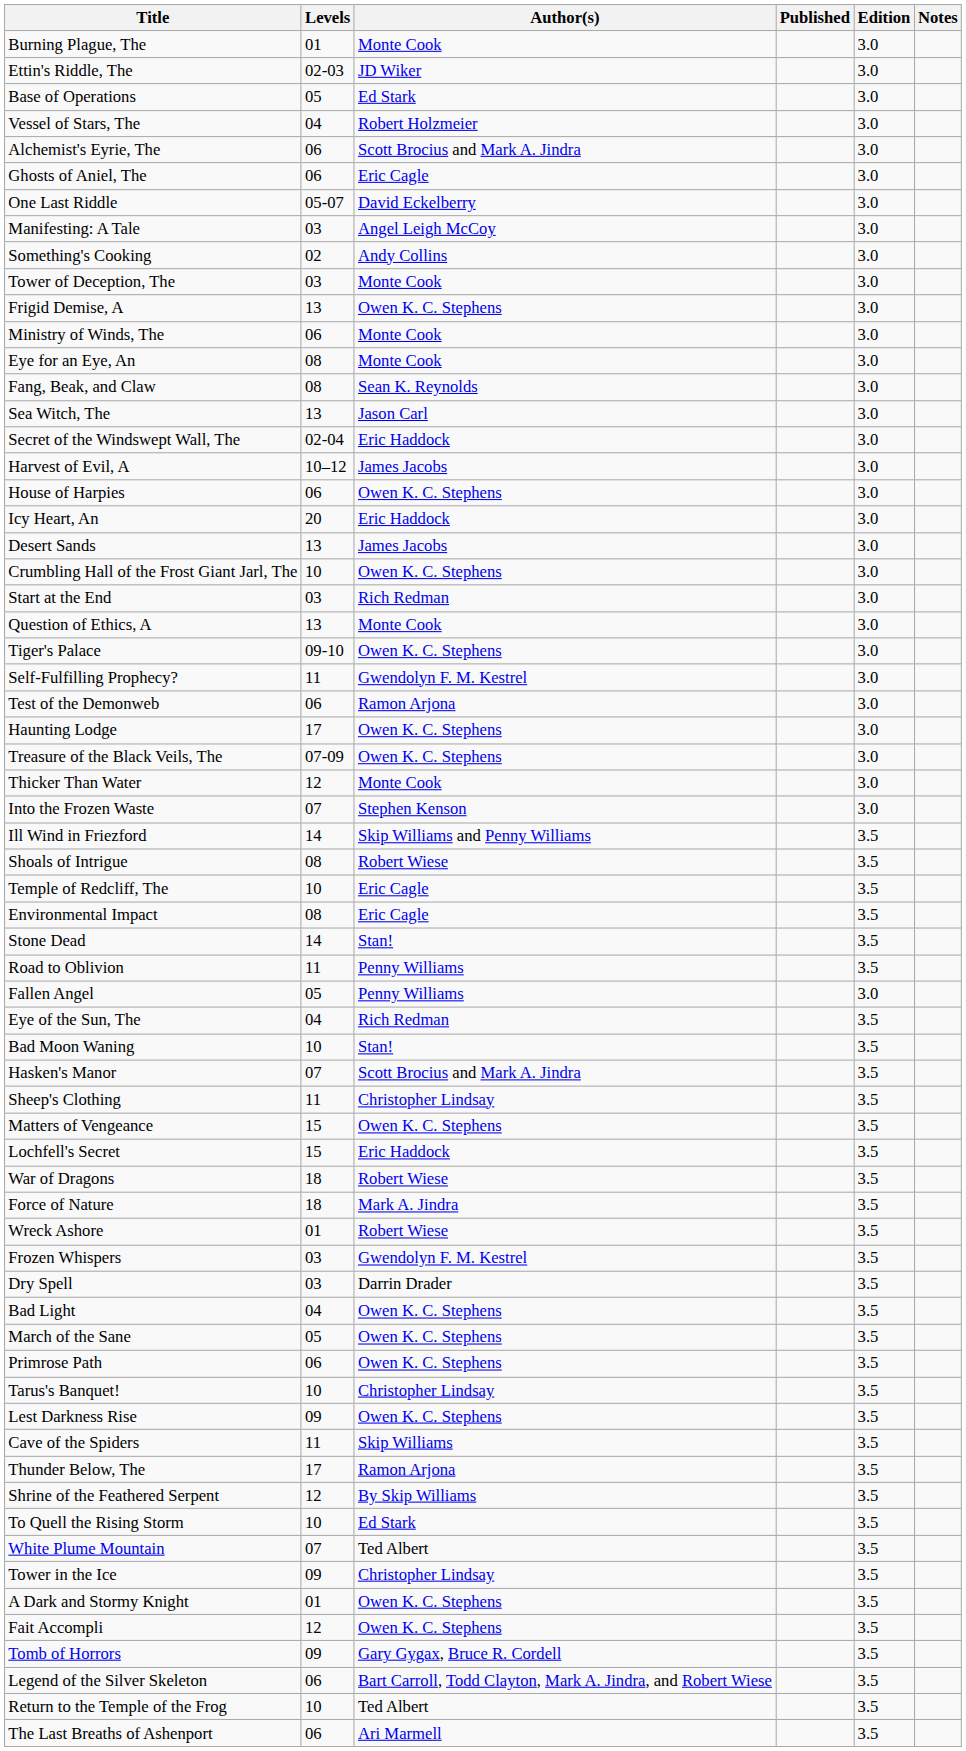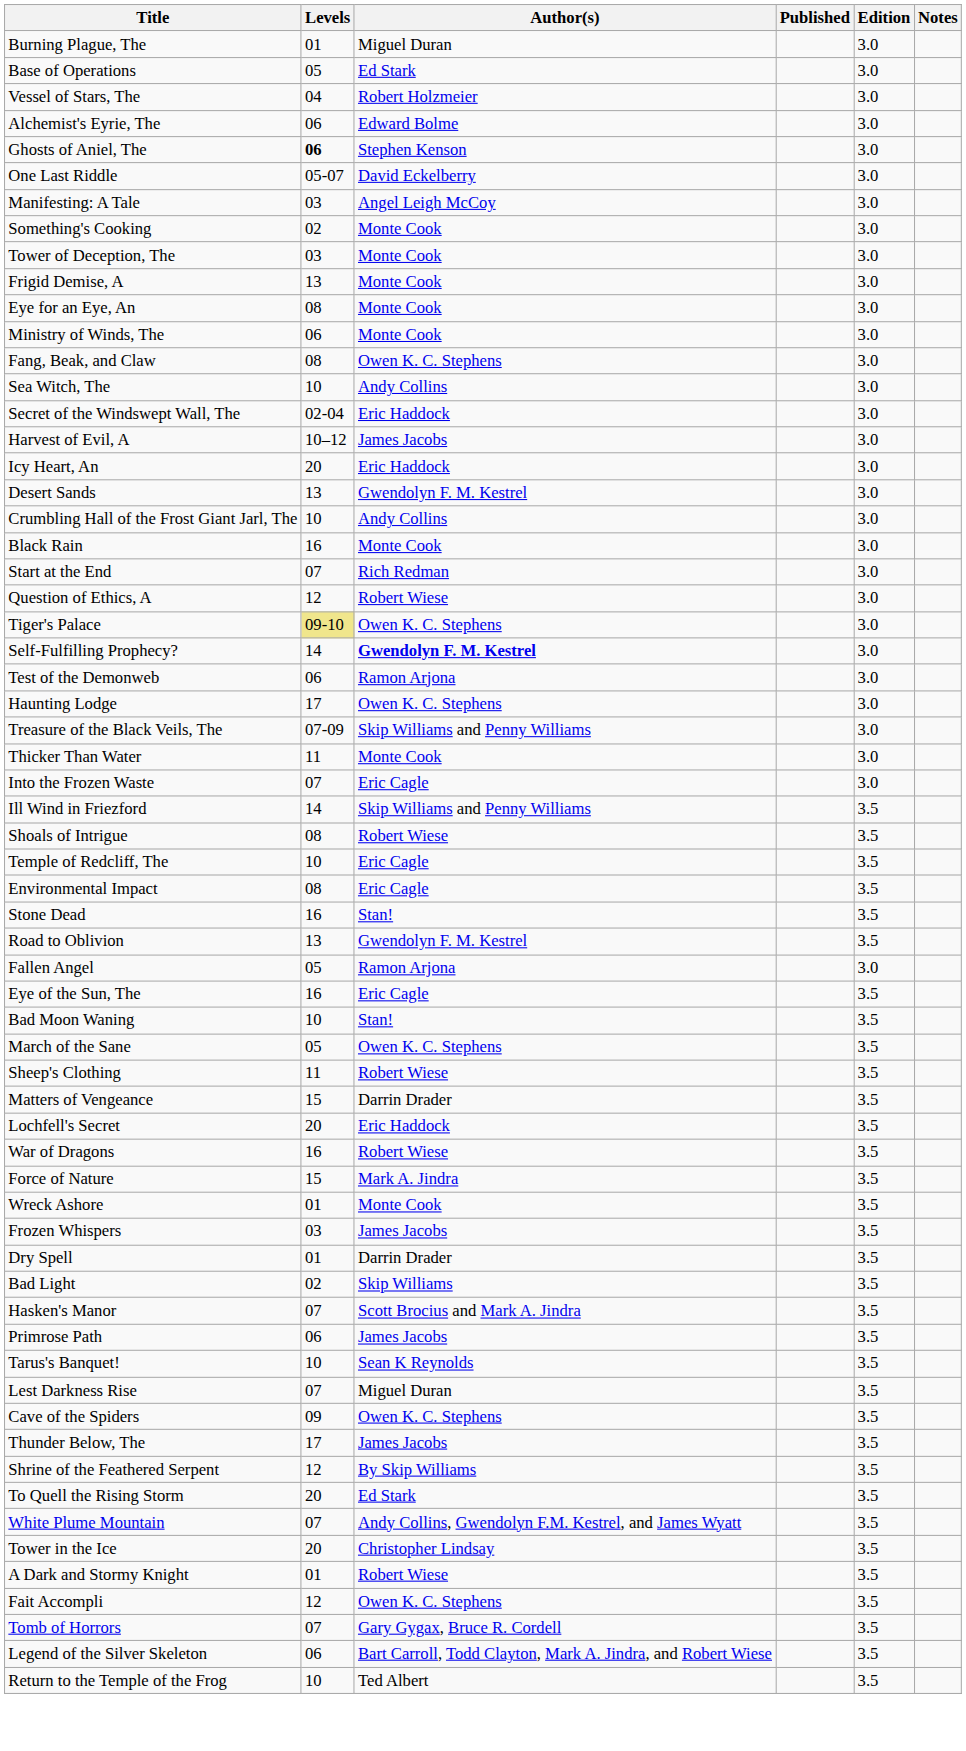(400, 44) Monte Cook -> (405, 44) Miguel Duran
- row: (70, 70)
(469, 149) Scott Brocius and Mark A. Jindra -> (408, 123) Edward Bolme
(313, 176) normal -> (313, 149) bold
(393, 176) Eric Cagle -> (412, 149) Stephen Kenson
(403, 255) Andy Collins -> (400, 228) Monte Cook
(430, 307) Owen K. C. Stephens -> (400, 281) Monte Cook
rows swapped: (86, 334) <-> (72, 360)
(418, 387) Sean K. Reynolds -> (430, 360) Owen K. C. Stephens
(313, 413) 13 -> (313, 387) 10
(393, 413) Jason Carl -> (403, 387) Andy Collins
- row: (67, 492)
(403, 545) James Jacobs -> (443, 492) Gwendolyn F. M. Kestrel
(430, 571) Owen K. C. Stephens -> (403, 519) Andy Collins
+ row: (46, 545)
(313, 598) 03 -> (313, 571) 07
(313, 624) 13 -> (313, 598) 12
(400, 624) Monte Cook -> (403, 598) Robert Wiese
(324, 651) no background -> (324, 624) khaki background
(313, 677) 11 -> (313, 651) 14
(443, 677) normal -> (447, 651) bold
(430, 756) Owen K. C. Stephens -> (474, 730) Skip Williams and Penny Williams
(313, 783) 12 -> (313, 756) 11
(412, 809) Stephen Kenson -> (393, 783) Eric Cagle
(313, 941) 14 -> (313, 914) 16
(313, 967) 11 -> (313, 941) 13
(411, 967) Penny Williams -> (443, 941) Gwendolyn F. M. Kestrel
(411, 994) Penny Williams -> (407, 967) Ramon Arjona
(313, 1020) 04 -> (313, 994) 16
(404, 1020) Rich Redman -> (393, 994) Eric Cagle
rows swapped: (62, 1073) <-> (70, 1337)
(426, 1099) Christopher Lindsay -> (403, 1073) Robert Wiese
(430, 1126) Owen K. C. Stephens -> (405, 1099) Darrin Drader
(313, 1152) 15 -> (313, 1126) 20
(313, 1178) 18 -> (313, 1152) 16
(313, 1205) 18 -> (313, 1178) 15
(403, 1231) Robert Wiese -> (400, 1205) Monte Cook
(443, 1258) Gwendolyn F. M. Kestrel -> (403, 1231) James Jacobs
(313, 1284) 03 -> (313, 1258) 01
(313, 1310) 04 -> (313, 1284) 02
(430, 1310) Owen K. C. Stephens -> (405, 1284) Skip Williams
(430, 1363) Owen K. C. Stephens -> (403, 1337) James Jacobs
(426, 1389) Christopher Lindsay -> (416, 1363) Sean K Reynolds
(313, 1416) 09 -> (313, 1389) 07
(430, 1416) Owen K. C. Stephens -> (405, 1389) Miguel Duran
(313, 1442) 11 -> (313, 1416) 09
(405, 1442) Skip Williams -> (430, 1416) Owen K. C. Stephens
(407, 1469) Ramon Arjona -> (403, 1442) James Jacobs
(313, 1521) 10 -> (313, 1495) 20
(393, 1548) Ted Albert -> (550, 1521) Andy Collins, Gwendolyn F.M. Kestrel, and James Wyatt
(313, 1574) 09 -> (313, 1548) 20
(430, 1601) Owen K. C. Stephens -> (403, 1574) Robert Wiese
(313, 1653) 09 -> (313, 1627) 07
- row: (110, 1733)
